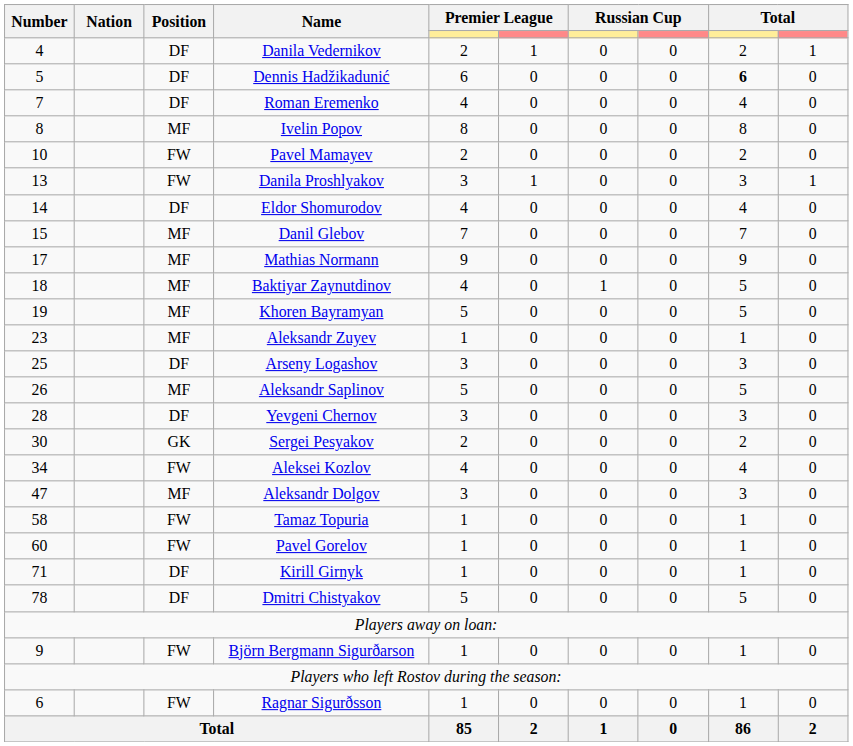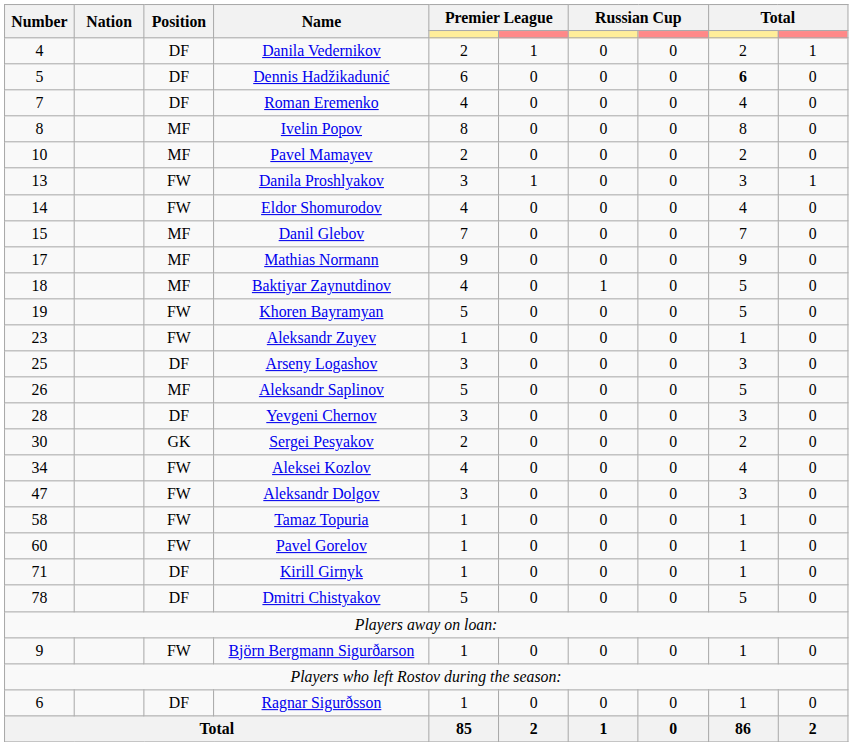(179, 155) FW -> (179, 155) MF
(179, 207) DF -> (179, 207) FW
(179, 311) MF -> (179, 311) FW
(179, 337) MF -> (179, 337) FW
(179, 494) MF -> (179, 494) FW
(179, 702) FW -> (179, 702) DF
